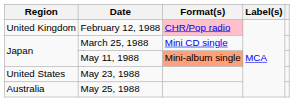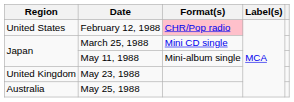(41, 27) United Kingdom -> (36, 27) United States
(203, 58) lightsalmon background -> (203, 58) no background
(36, 74) United States -> (41, 74) United Kingdom
